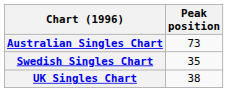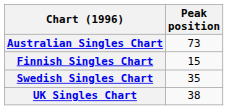+ row: (85, 61)
